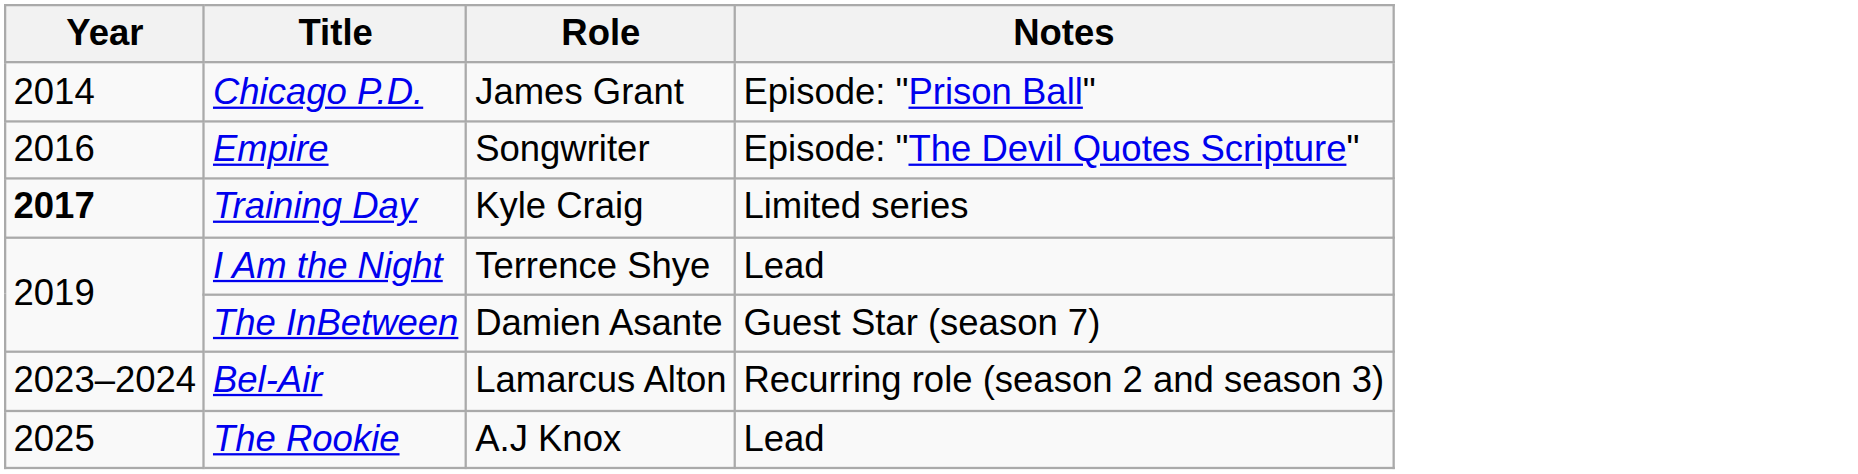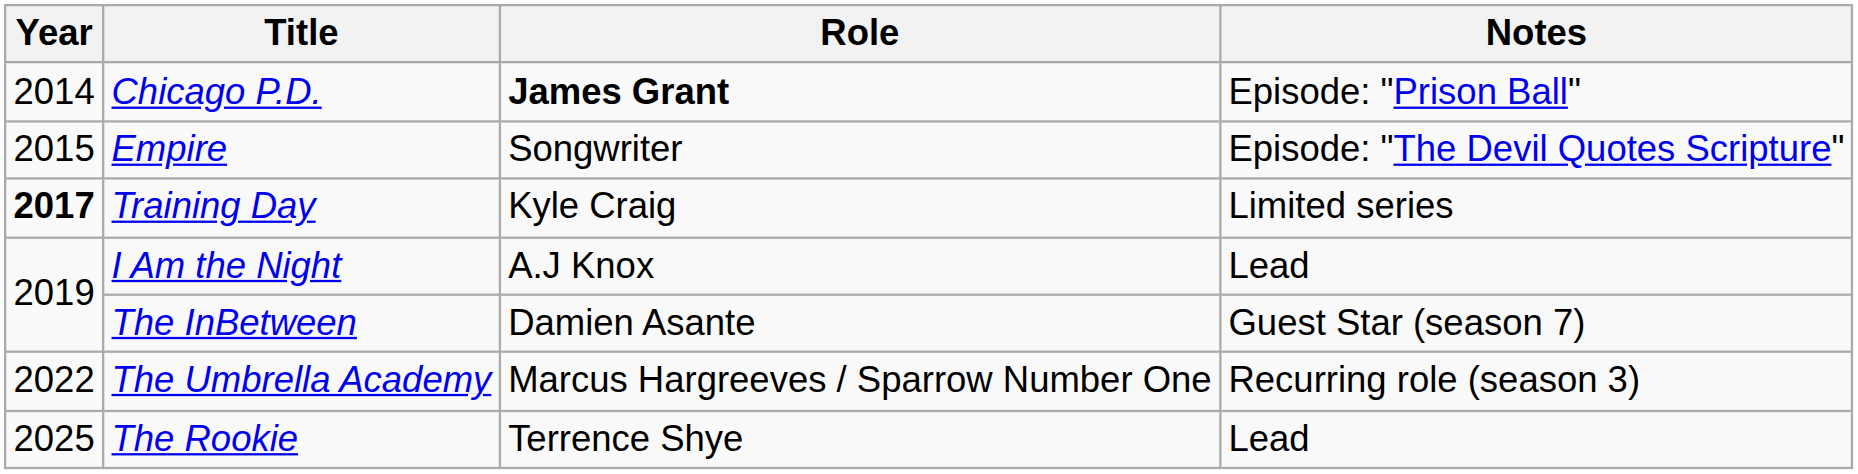(580, 91) normal -> (619, 91) bold
(54, 149) 2016 -> (54, 149) 2015
(593, 264) Terrence Shye -> (581, 264) A.J Knox
+ row: (301, 380)
- row: (268, 380)
(548, 438) A.J Knox -> (626, 438) Terrence Shye
